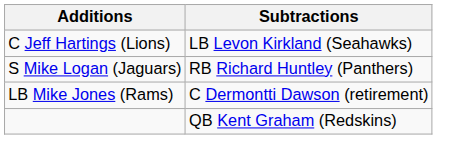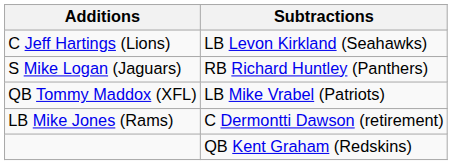+ row: (102, 95)
